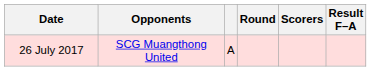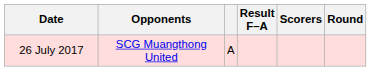columns swapped: (346, 19) <-> (258, 19)
